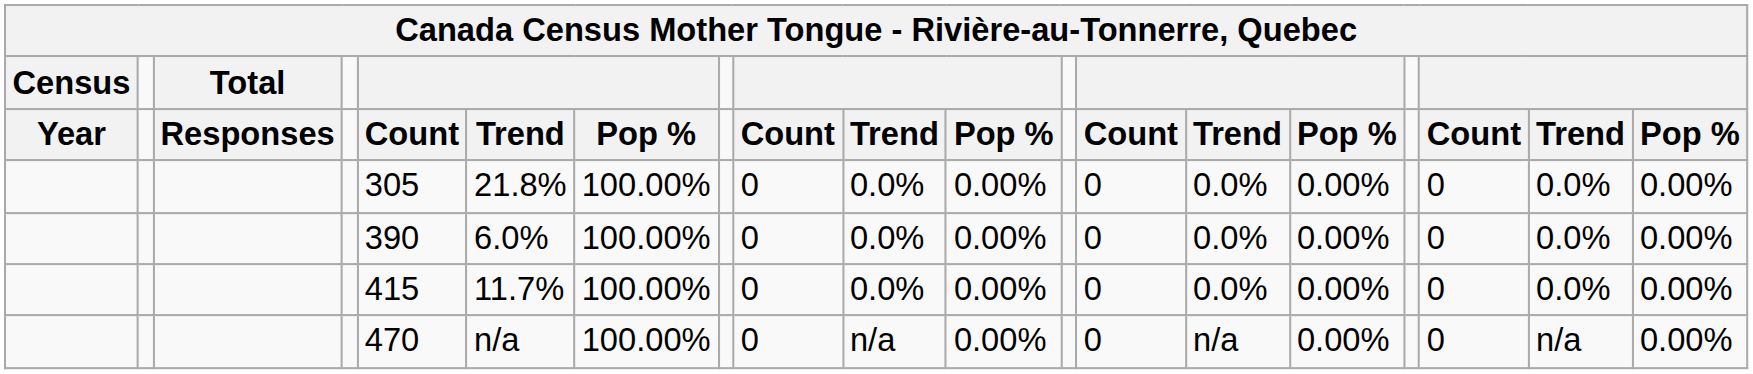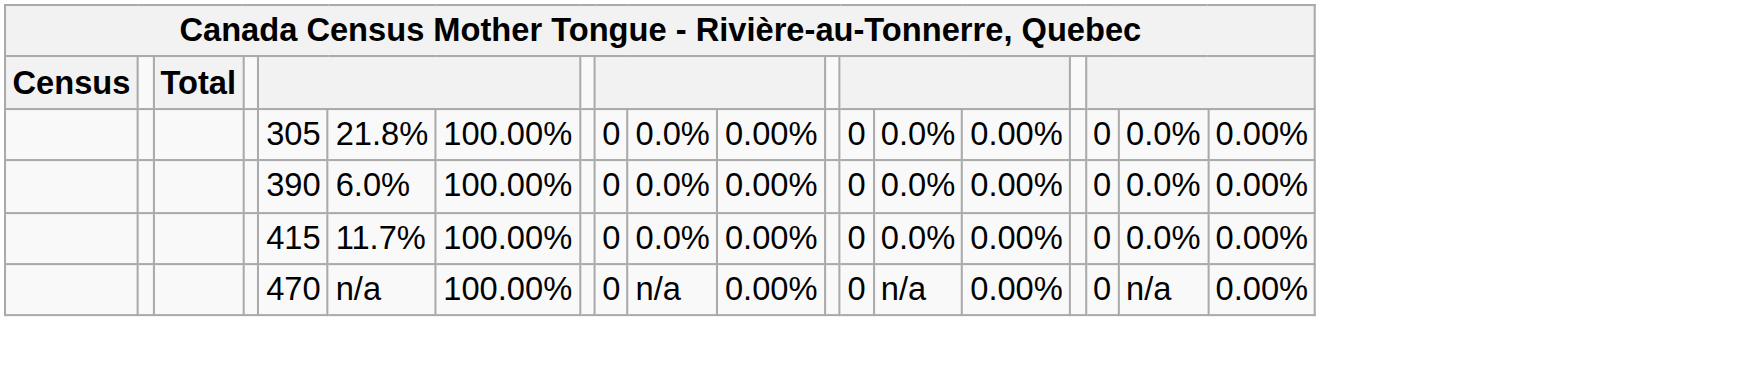- row: (71, 133)
